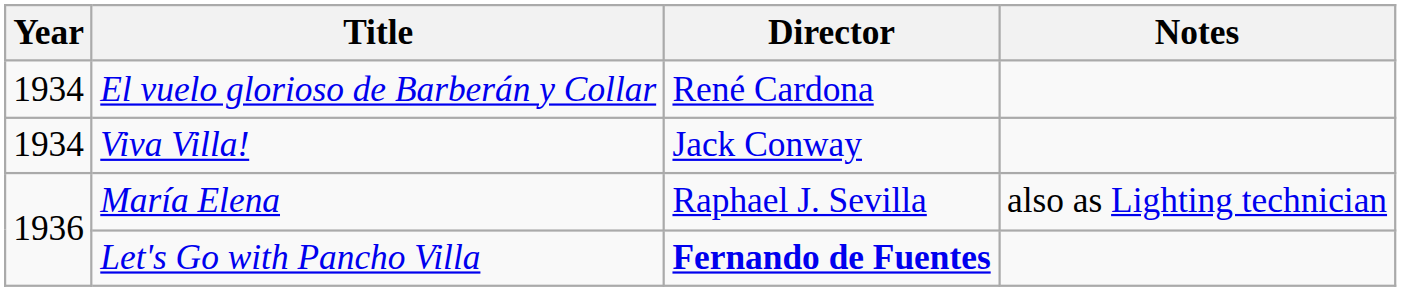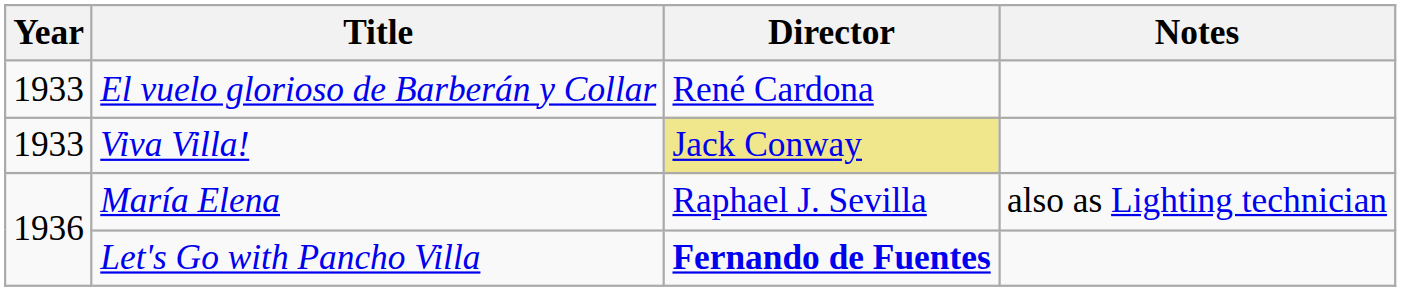(49, 88) 1934 -> (49, 88) 1933
(49, 144) 1934 -> (49, 144) 1933
(767, 144) no background -> (767, 144) khaki background
